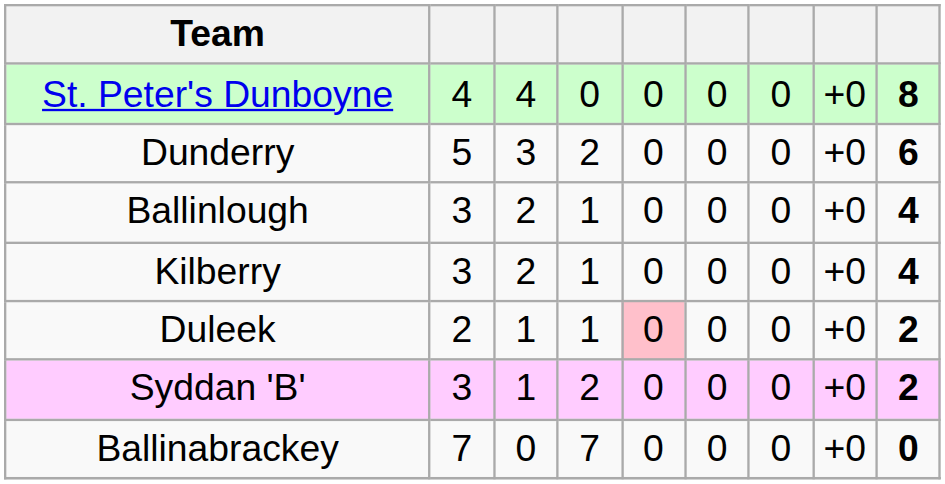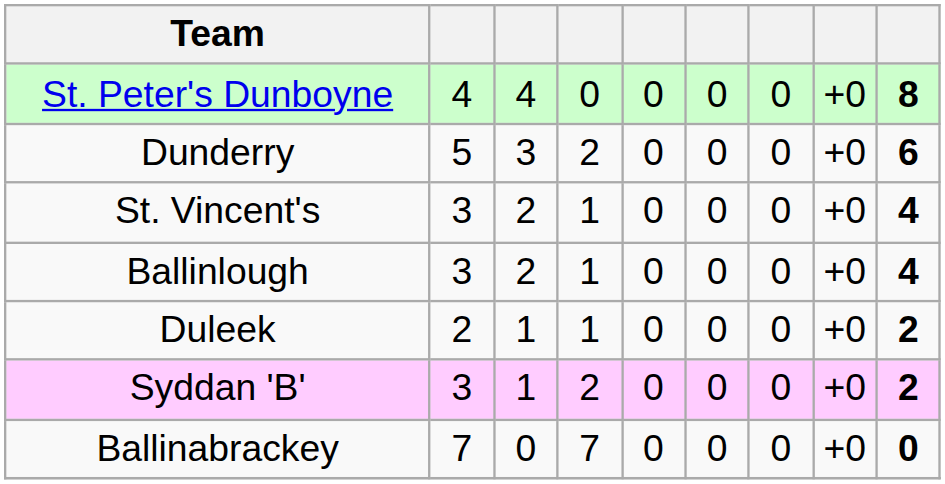+ row: (218, 211)
- row: (218, 270)
(653, 329) pink background -> (653, 329) no background
